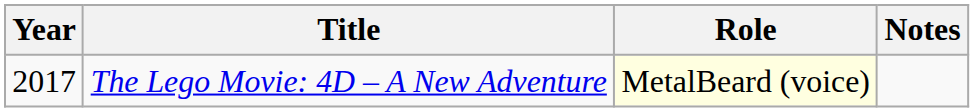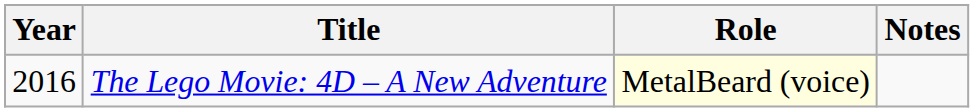(44, 80) 2017 -> (44, 80) 2016
